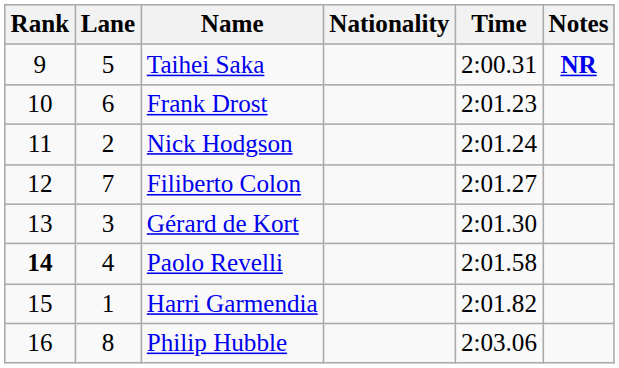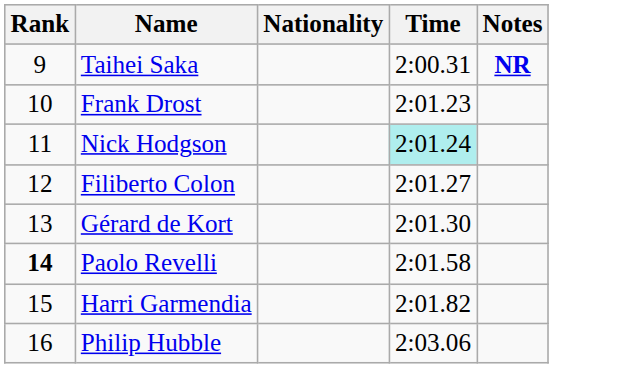- column: (108, 24)
(499, 143) no background -> (433, 143) paleturquoise background
